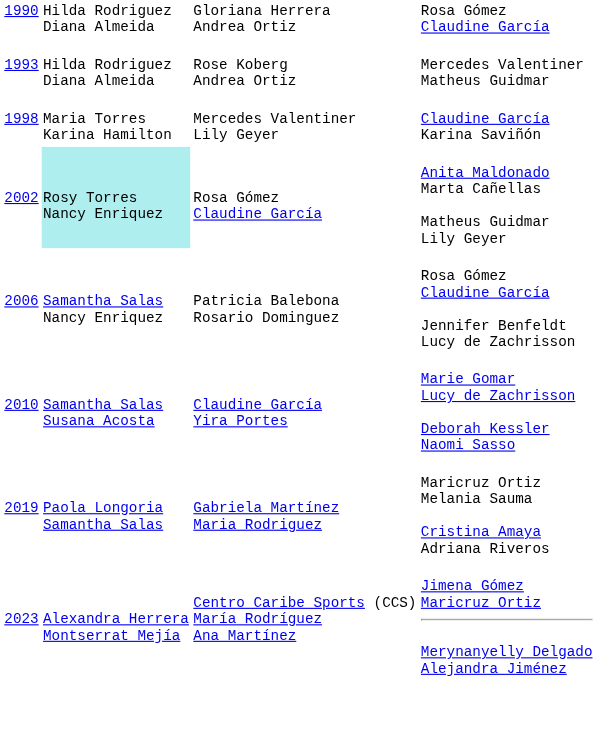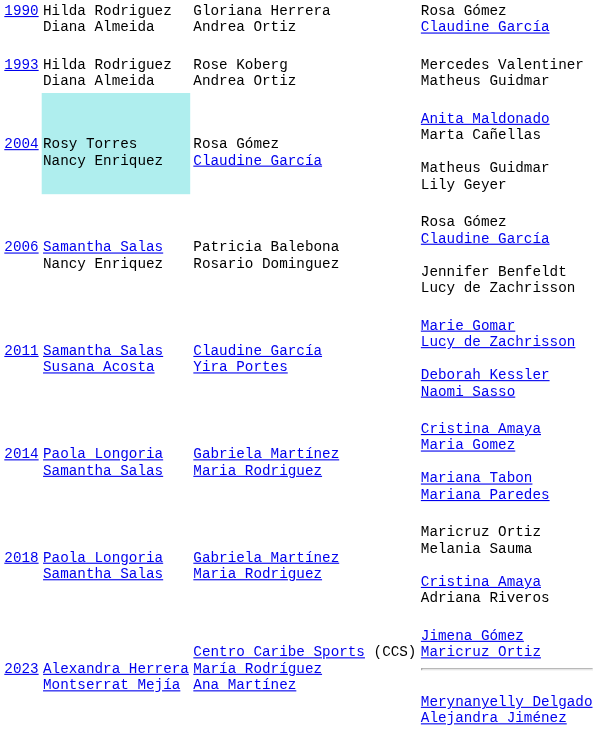- row: (485, 127)
(21, 198) 2002 -> (21, 144) 2004
(21, 404) 2010 -> (21, 350) 2011
+ row: (485, 462)
(21, 508) 2019 -> (21, 557) 2018
